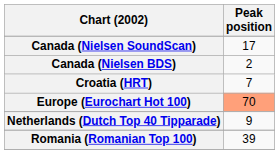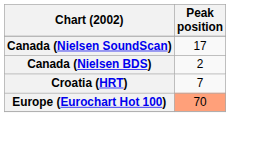- row: (114, 121)
- row: (114, 139)
